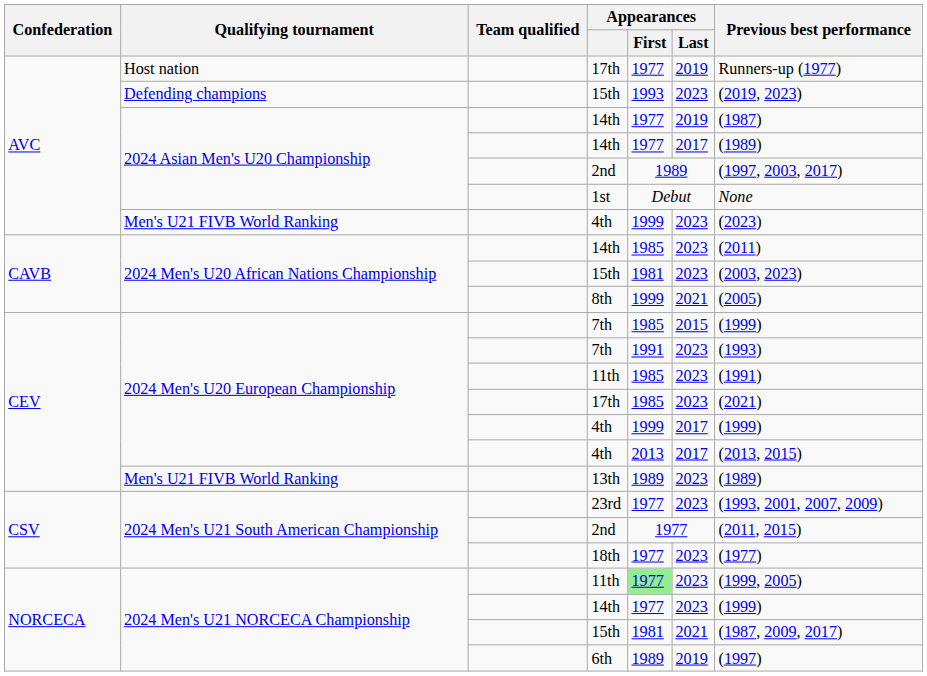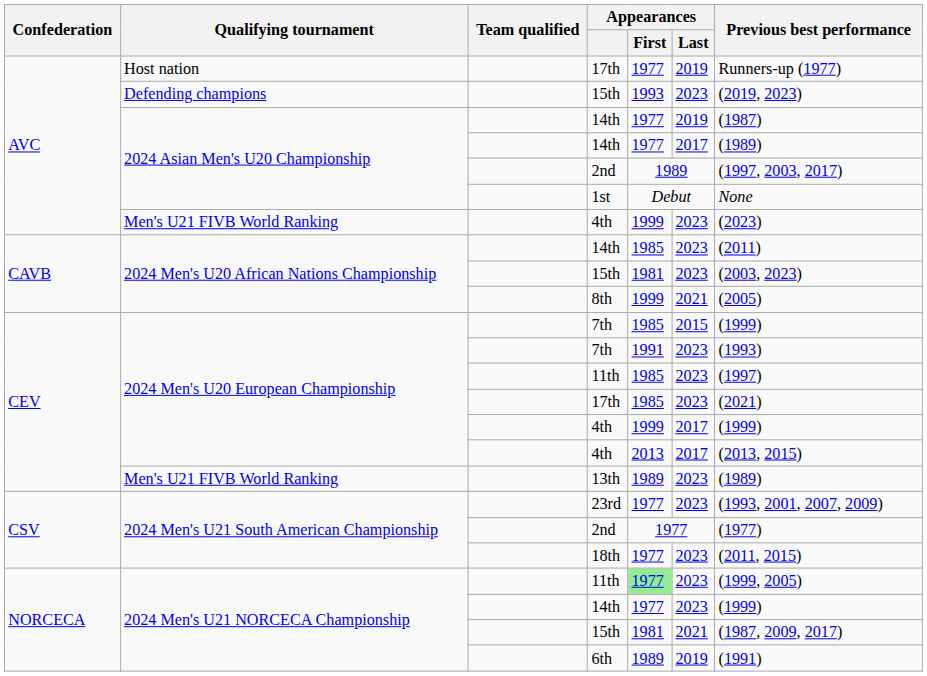(740, 376) (1991) -> (740, 376) (1997)
(760, 529) (2011, 2015) -> (740, 529) (1977)
(740, 555) (1977) -> (760, 555) (2011, 2015)
(740, 658) (1997) -> (740, 658) (1991)
